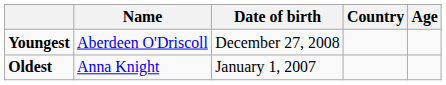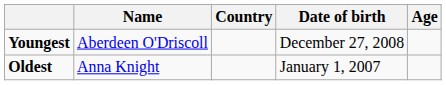columns swapped: (376, 17) <-> (277, 17)
